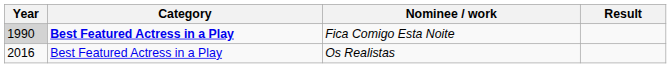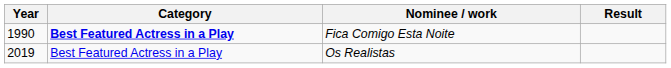(21, 33) lightgrey background -> (21, 33) no background
(21, 53) 2016 -> (21, 53) 2019
